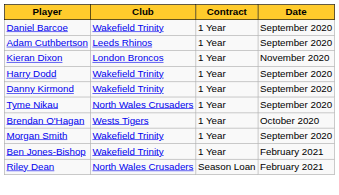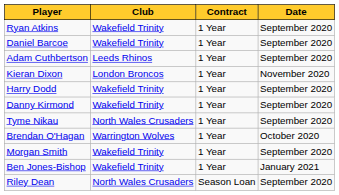+ row: (32, 27)
(121, 120) Wests Tigers -> (133, 136) Warrington Wolves
(292, 151) February 2021 -> (290, 167) January 2021
(292, 167) February 2021 -> (296, 182) September 2020
